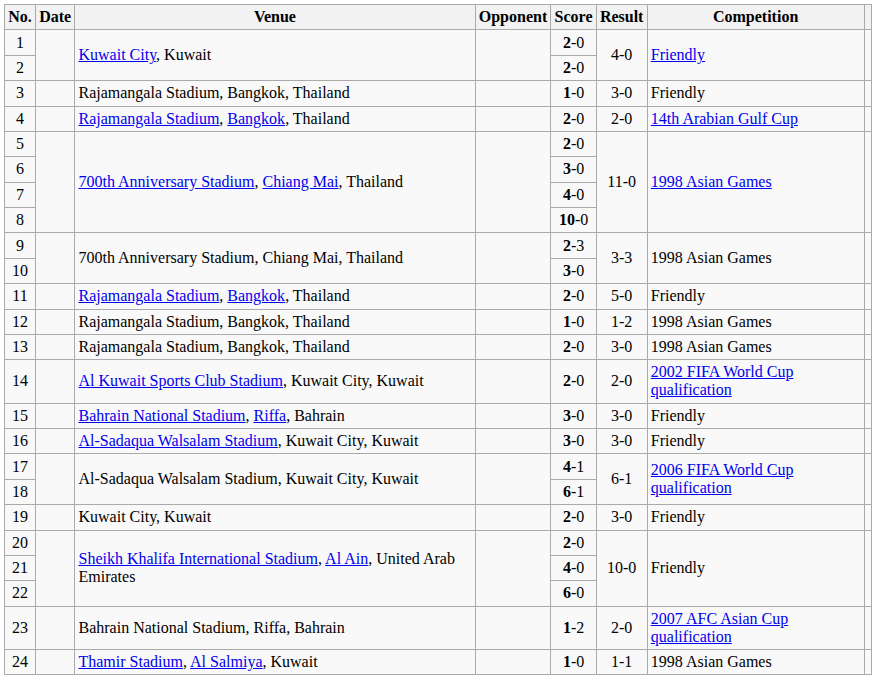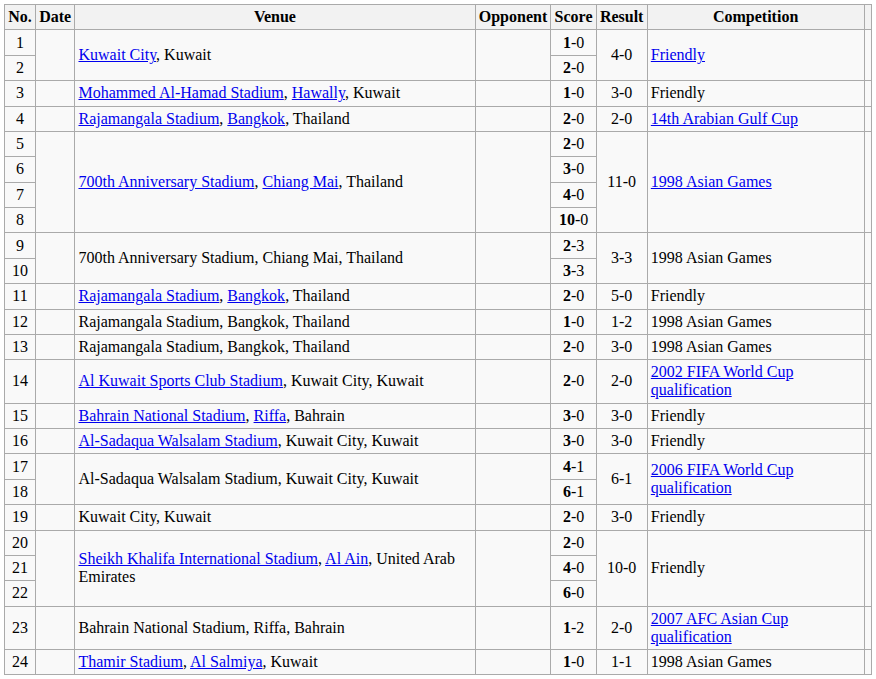(574, 42) 2-0 -> (574, 42) 1-0
(214, 93) Rajamangala Stadium, Bangkok, Thailand -> (239, 93) Mohammed Al-Hamad Stadium, Hawally, Kuwait
(574, 270) 3-0 -> (574, 270) 3-3
